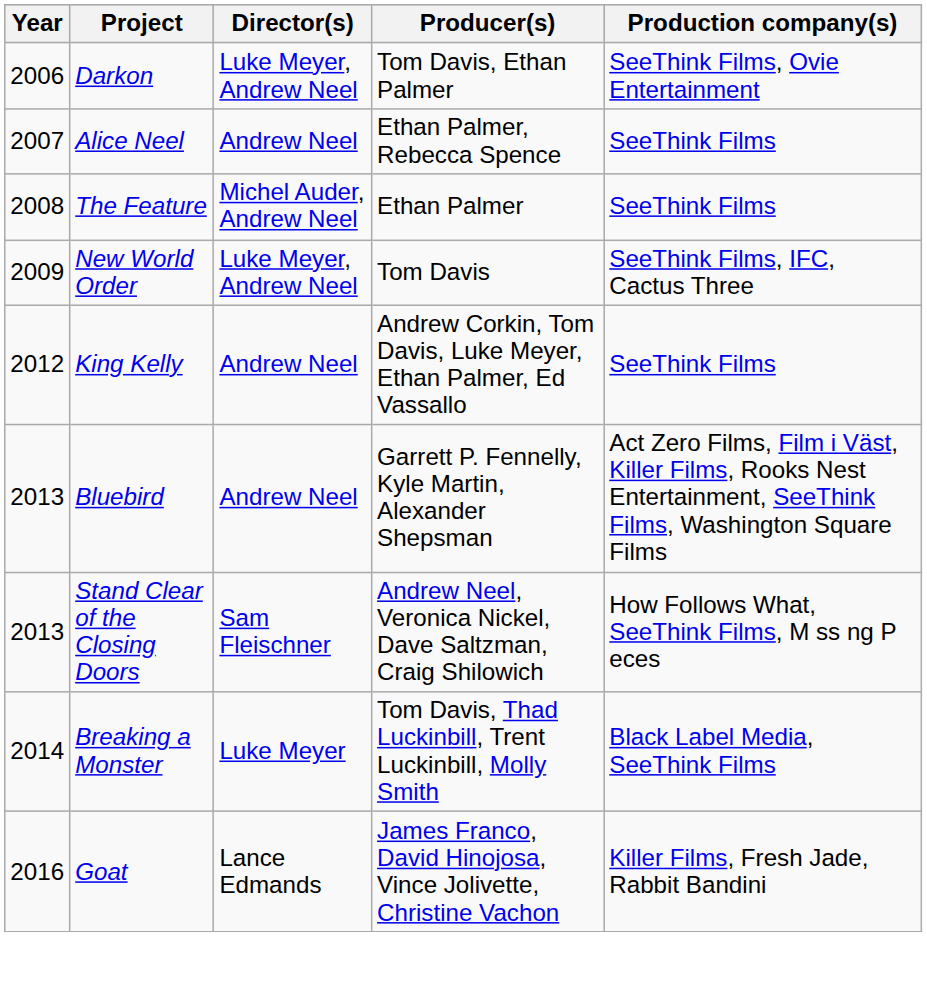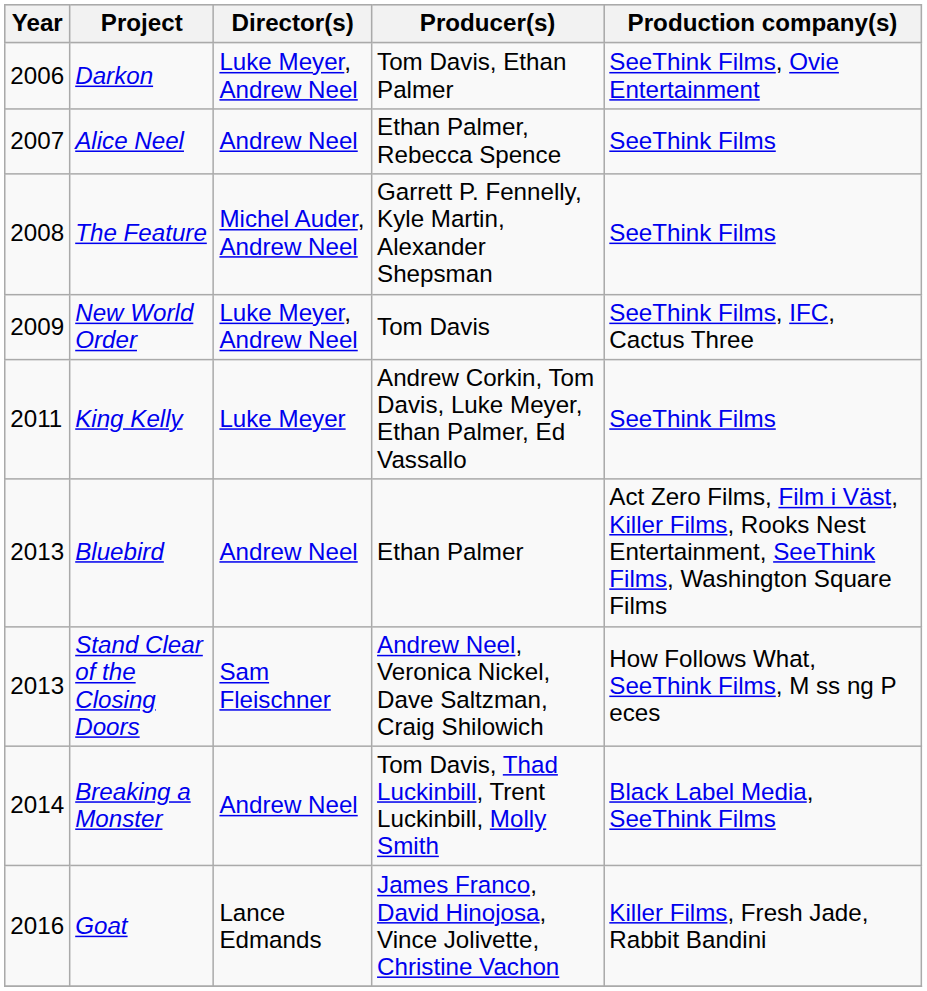(450, 206) Ethan Palmer -> (479, 233) Garrett P. Fennelly, Kyle Martin, Alexander Shepsman
(37, 364) 2012 -> (36, 419) 2011
(289, 364) Andrew Neel -> (283, 419) Luke Meyer
(479, 498) Garrett P. Fennelly, Kyle Martin, Alexander Shepsman -> (450, 552) Ethan Palmer
(283, 751) Luke Meyer -> (289, 805) Andrew Neel
